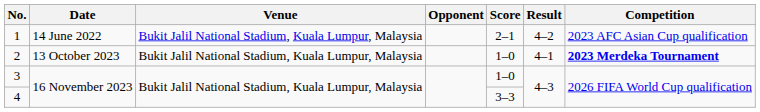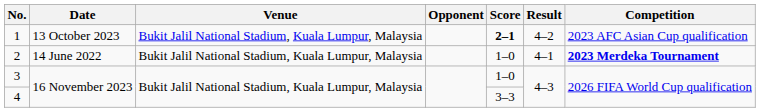(67, 35) 14 June 2022 -> (76, 35) 13 October 2023
(505, 35) normal -> (505, 35) bold
(76, 55) 13 October 2023 -> (67, 55) 14 June 2022
